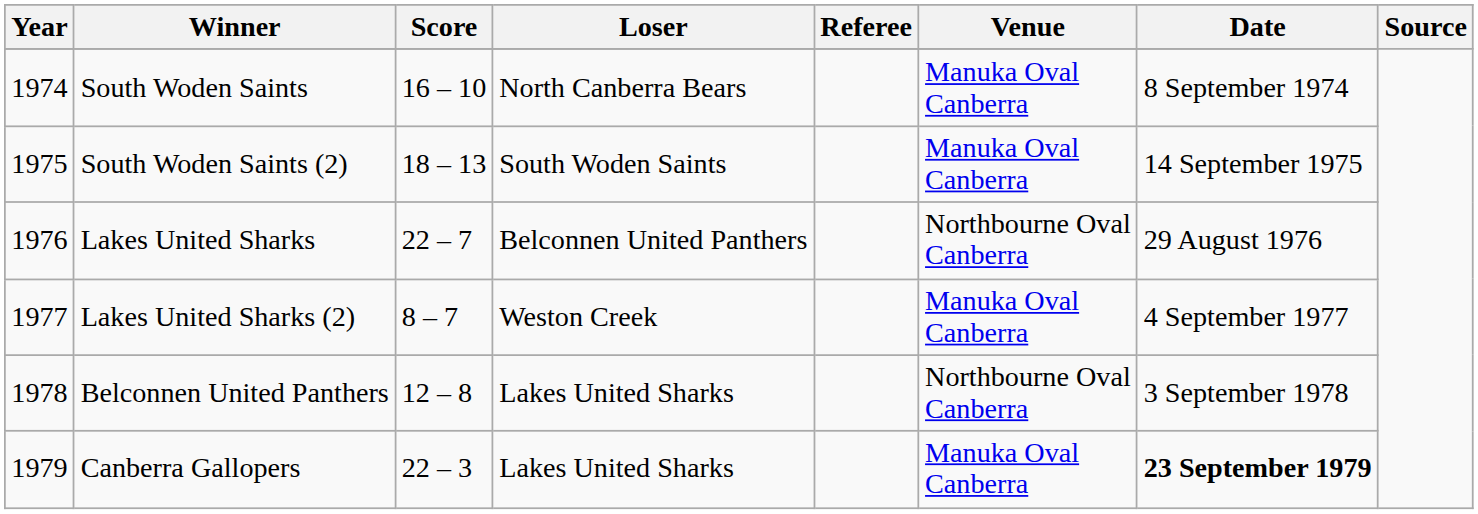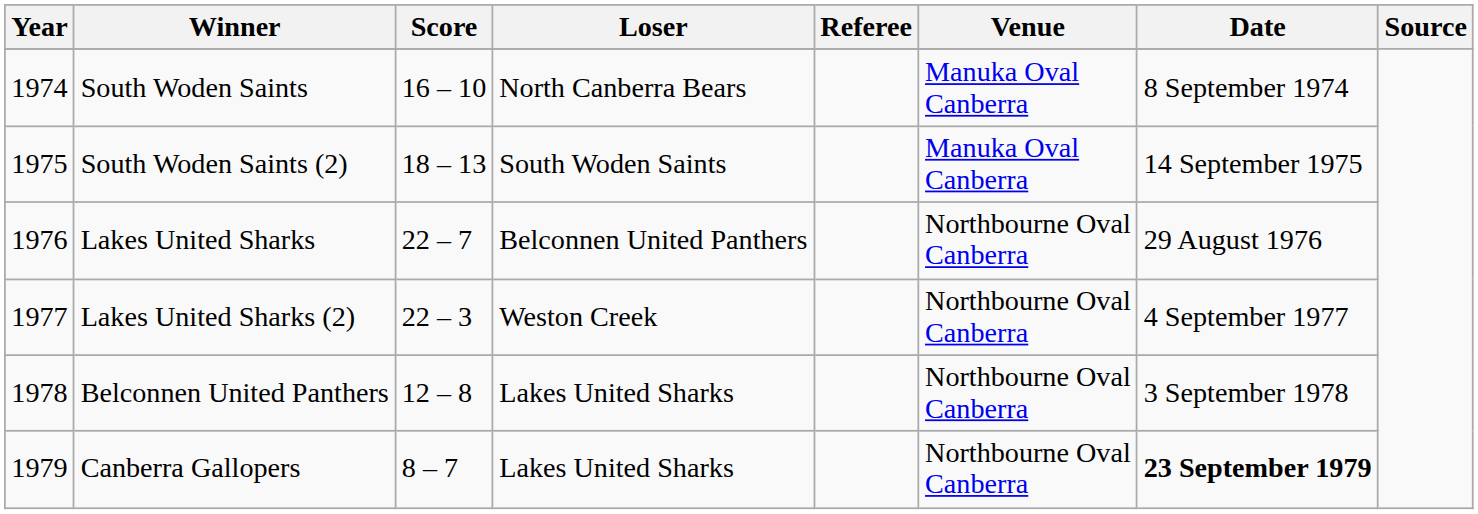(430, 316) 8 – 7 -> (437, 316) 22 – 3
(1002, 316) Manuka Oval Canberra -> (1028, 316) Northbourne Oval Canberra
(437, 469) 22 – 3 -> (430, 469) 8 – 7
(1002, 469) Manuka Oval Canberra -> (1028, 469) Northbourne Oval Canberra
